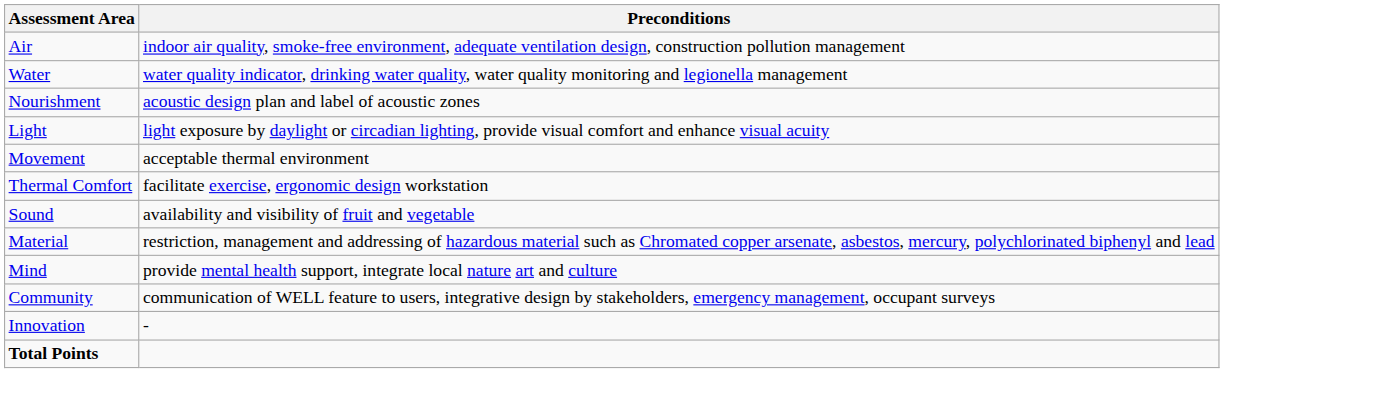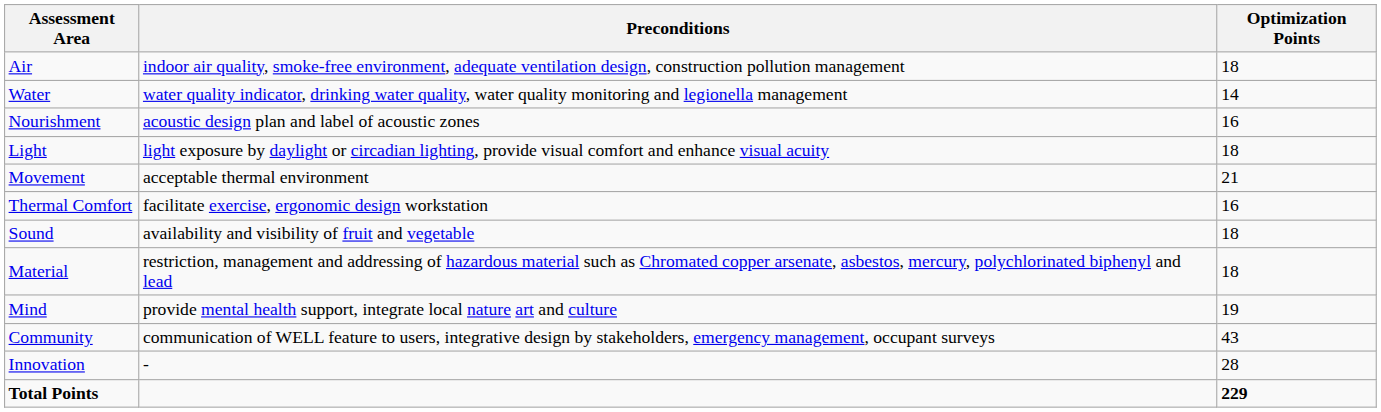+ column: (1297, 28)
